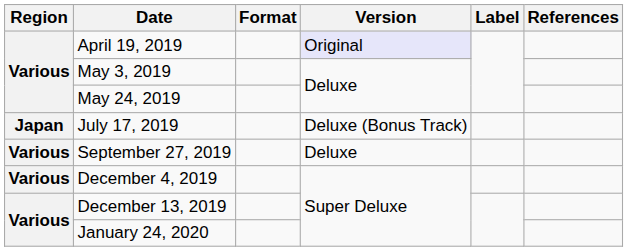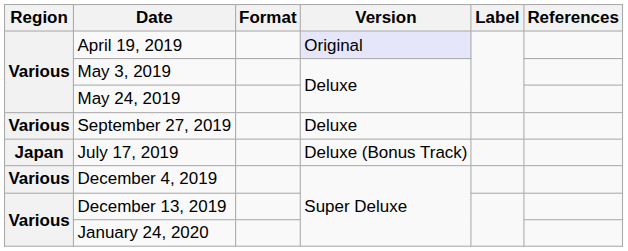rows swapped: (128, 125) <-> (154, 152)
